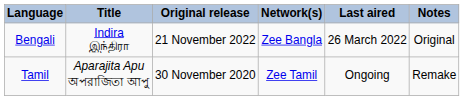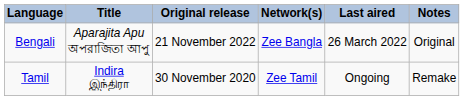(109, 39) Indira இந்திரா -> (109, 40) Aparajita Apu অপরাজিতা আপু
(109, 74) Aparajita Apu অপরাজিতা আপু -> (109, 78) Indira இந்திரா
